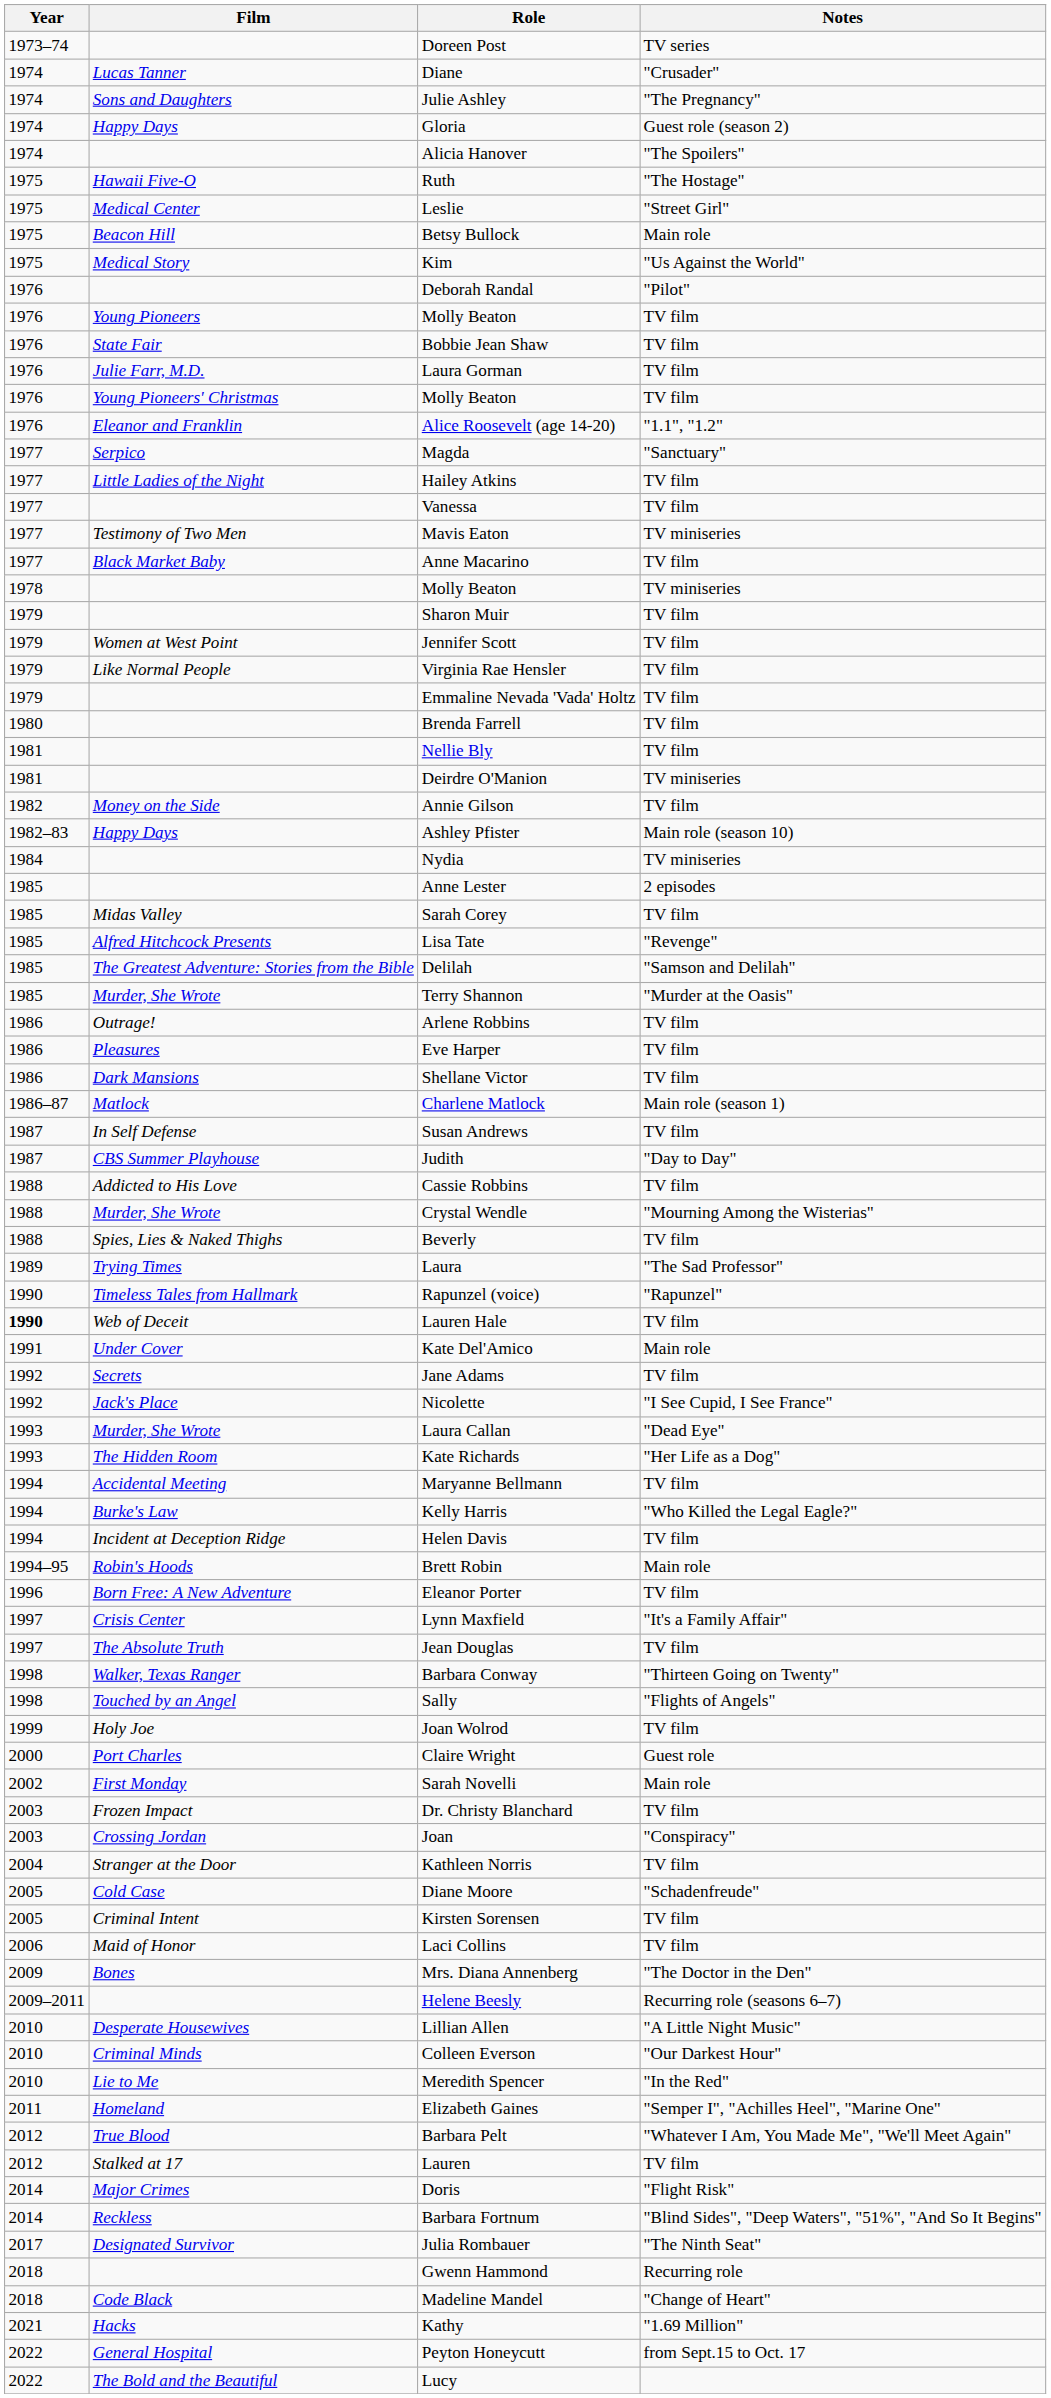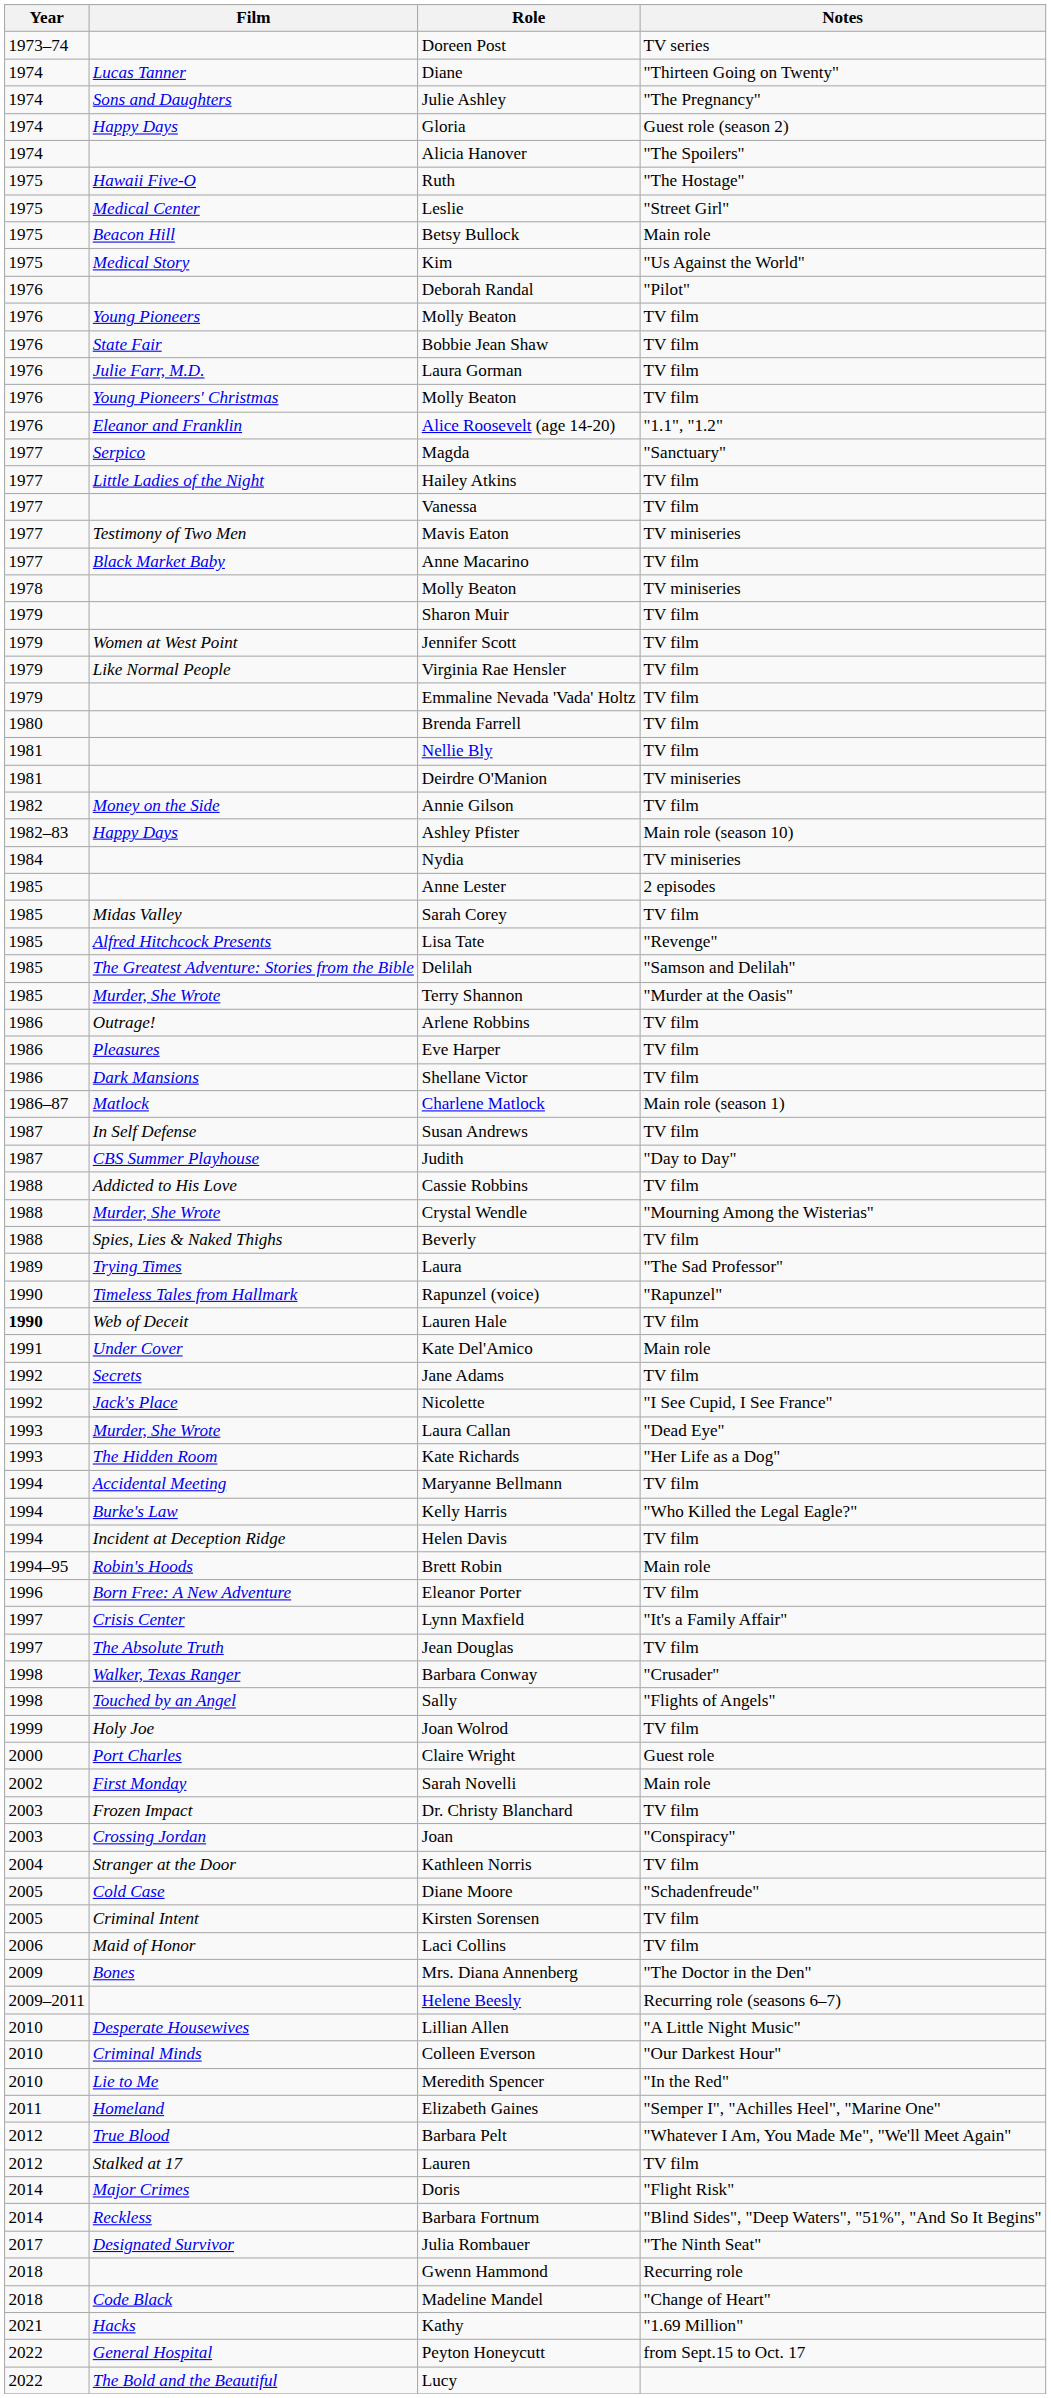(681, 72) "Crusader" -> (741, 72) "Thirteen Going on Twenty"
(741, 1674) "Thirteen Going on Twenty" -> (681, 1674) "Crusader"
